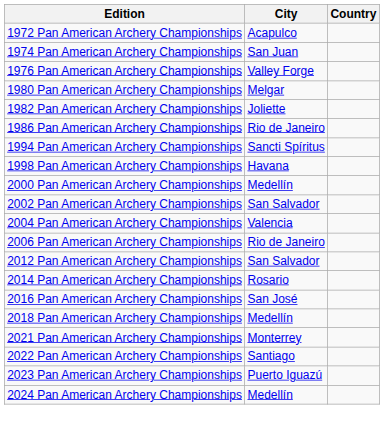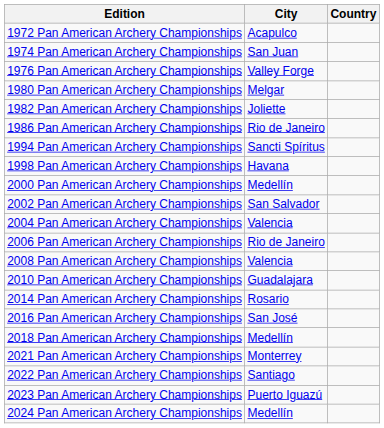+ row: (125, 261)
+ row: (125, 280)
- row: (125, 261)
